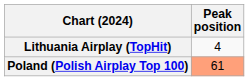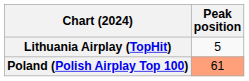(218, 47) 4 -> (218, 47) 5
